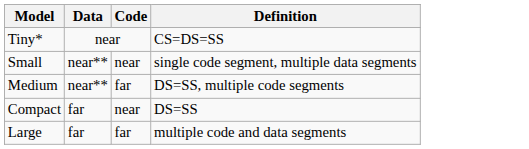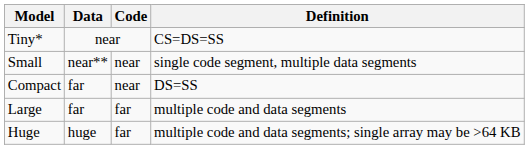- row: (33, 86)
+ row: (24, 132)
